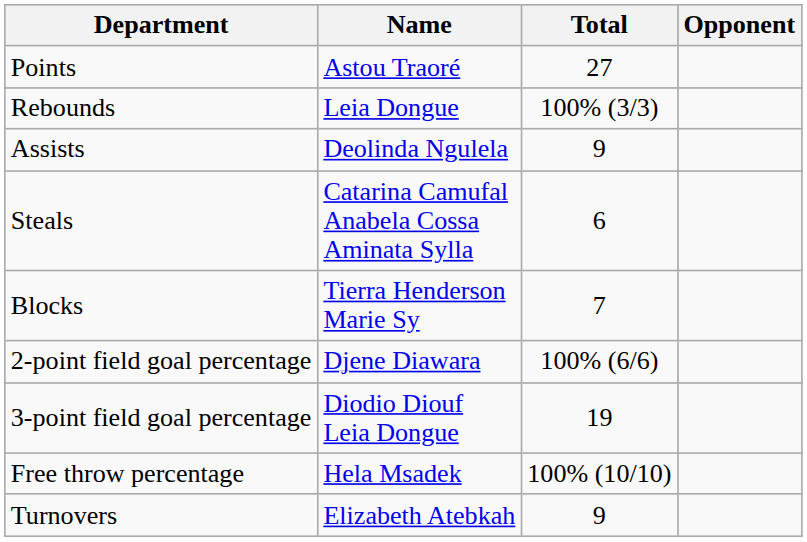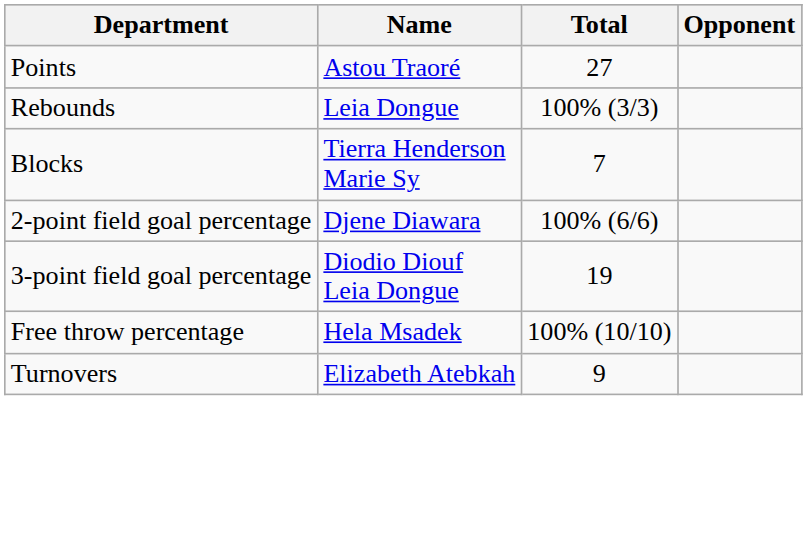- row: (48, 149)
- row: (42, 219)
